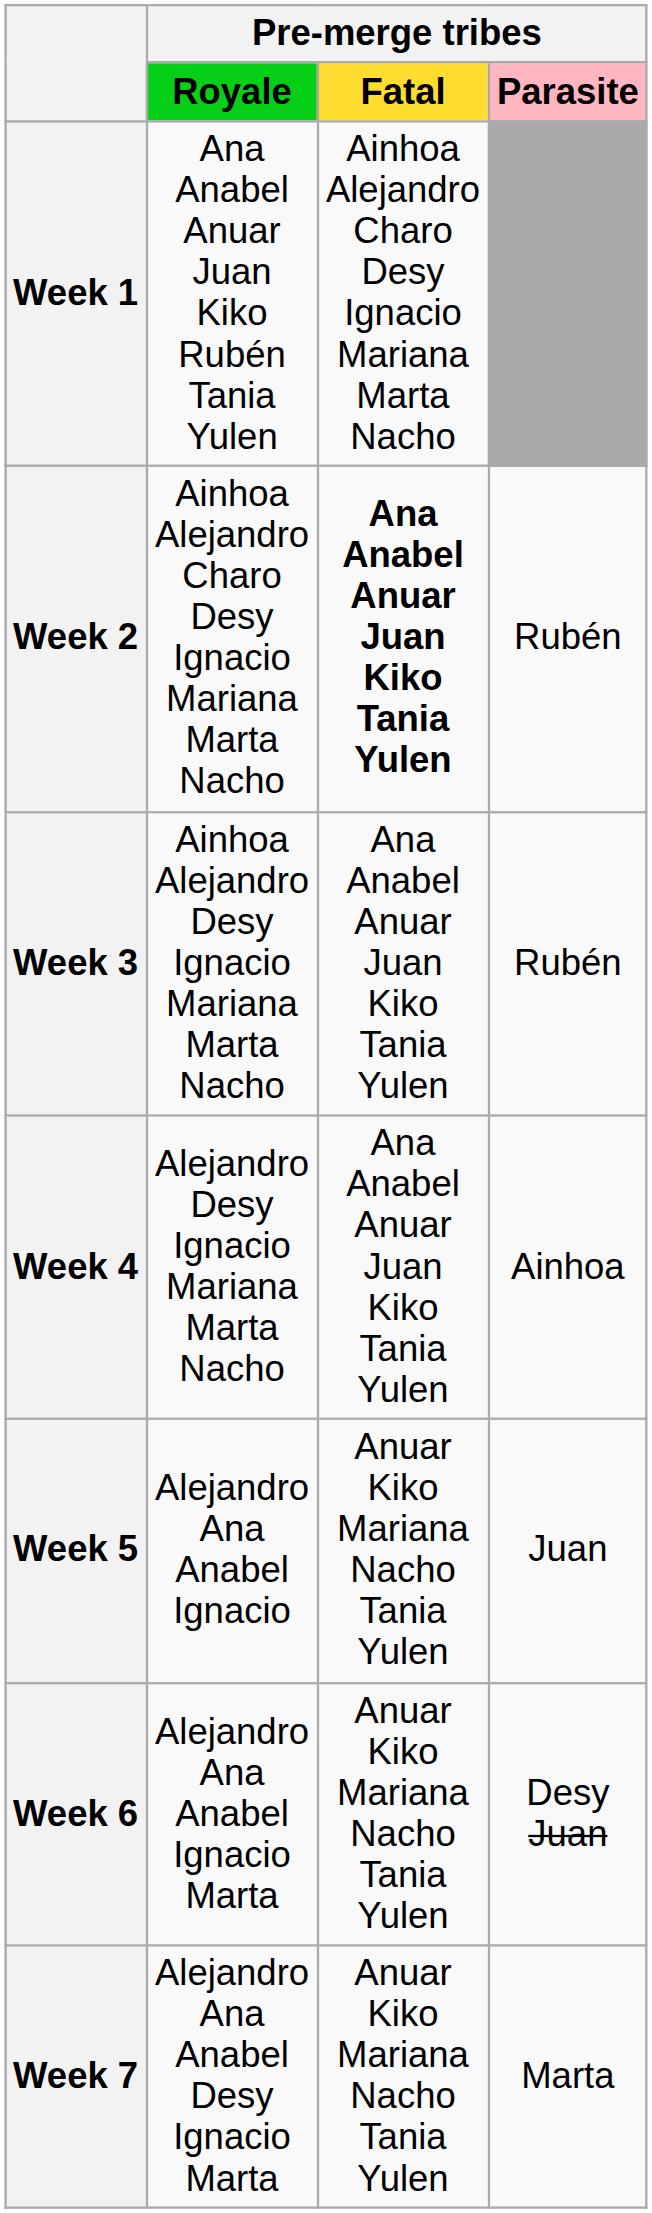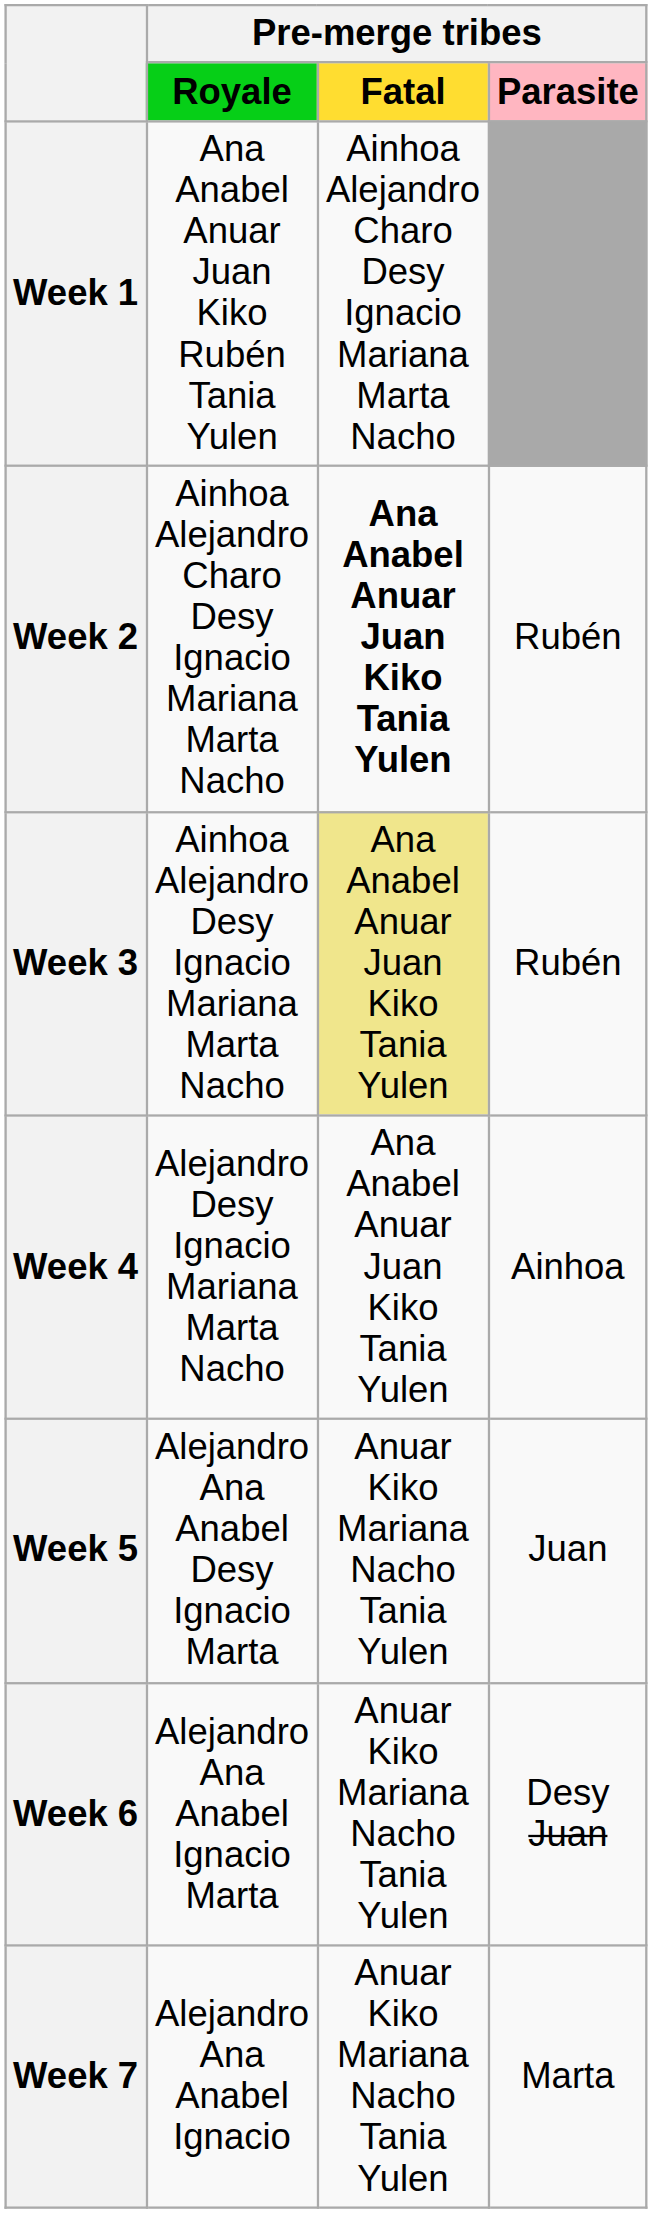(403, 962) no background -> (403, 962) khaki background
(232, 1550) Alejandro Ana Anabel Ignacio -> (232, 1550) Alejandro Ana Anabel Desy Ignacio Marta
(232, 2076) Alejandro Ana Anabel Desy Ignacio Marta -> (232, 2076) Alejandro Ana Anabel Ignacio
